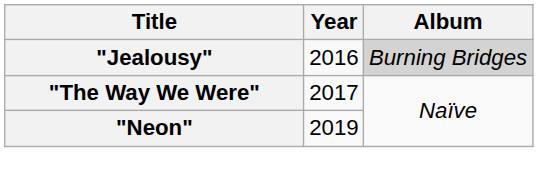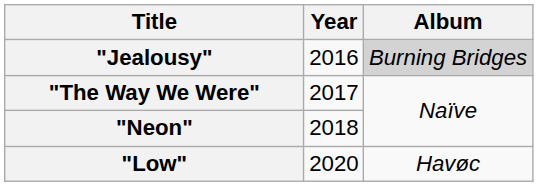(334, 127) 2019 -> (334, 127) 2018
+ row: (154, 163)
